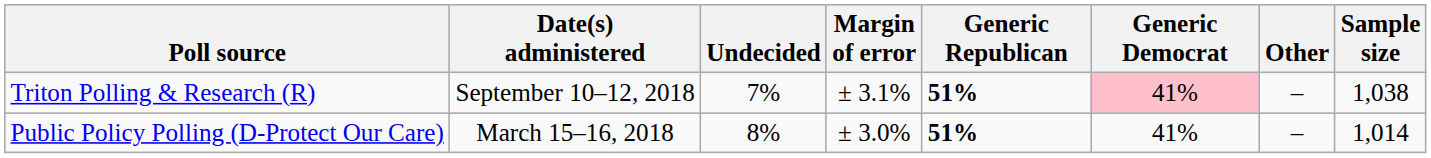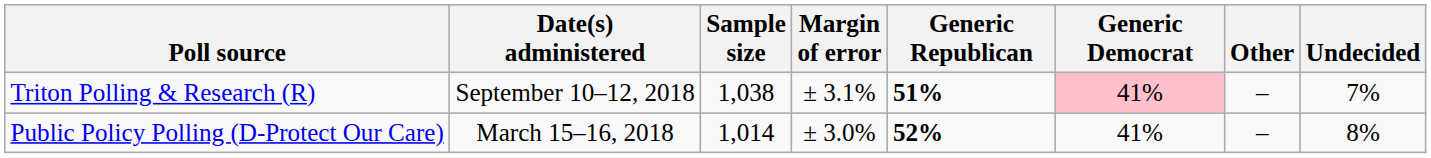columns swapped: (1381, 38) <-> (764, 52)
(953, 132) 51% -> (918, 132) 52%
